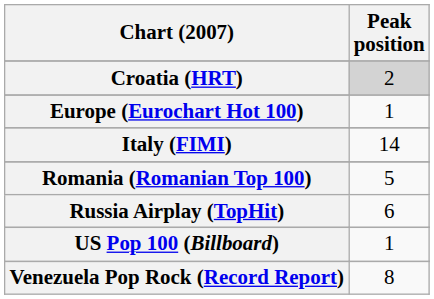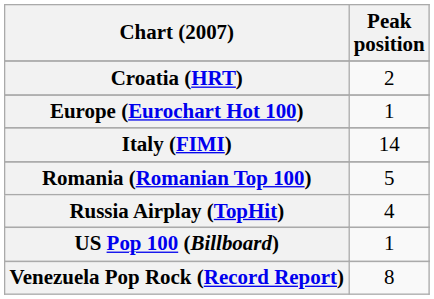(389, 77) lightgrey background -> (389, 77) no background
(389, 210) 6 -> (389, 210) 4
